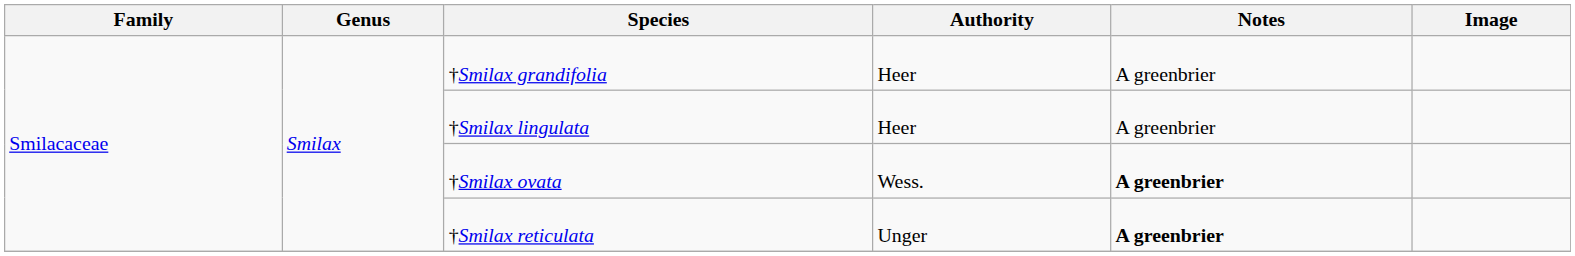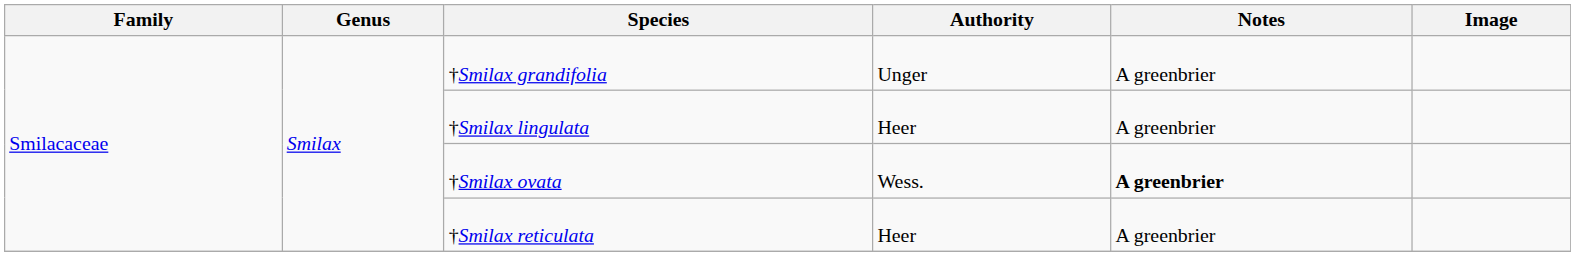(897, 74) Heer -> (902, 74) Unger
(902, 235) Unger -> (897, 235) Heer
(1170, 235) bold -> (1165, 235) normal
